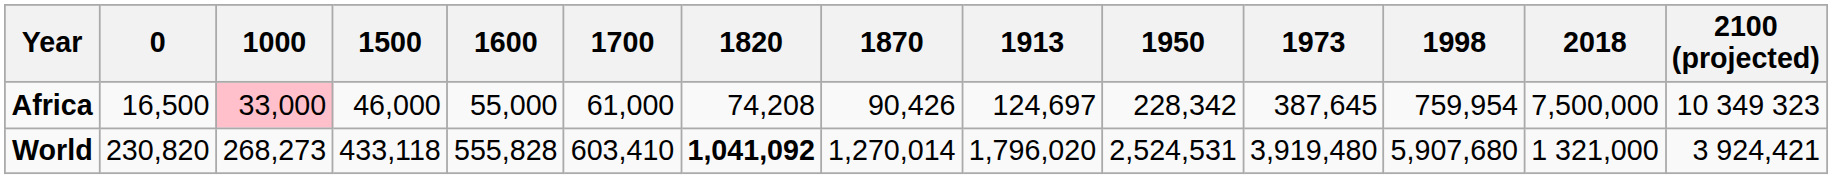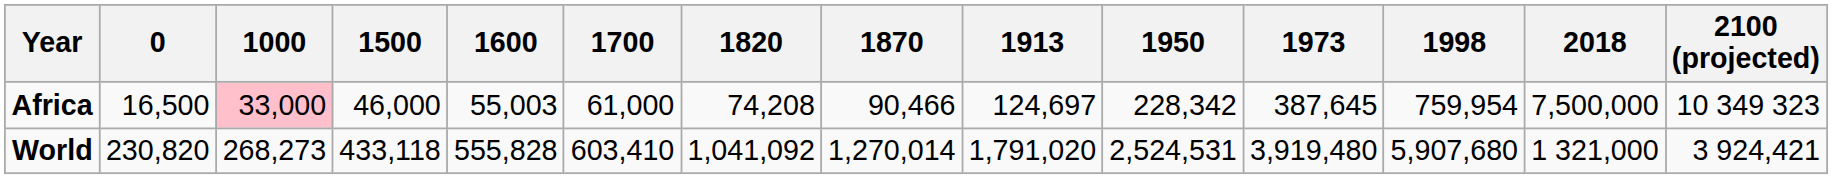(514, 104) 55,000 -> (514, 104) 55,003
(912, 104) 90,426 -> (912, 104) 90,466
(751, 150) bold -> (751, 150) normal
(1032, 150) 1,796,020 -> (1032, 150) 1,791,020
